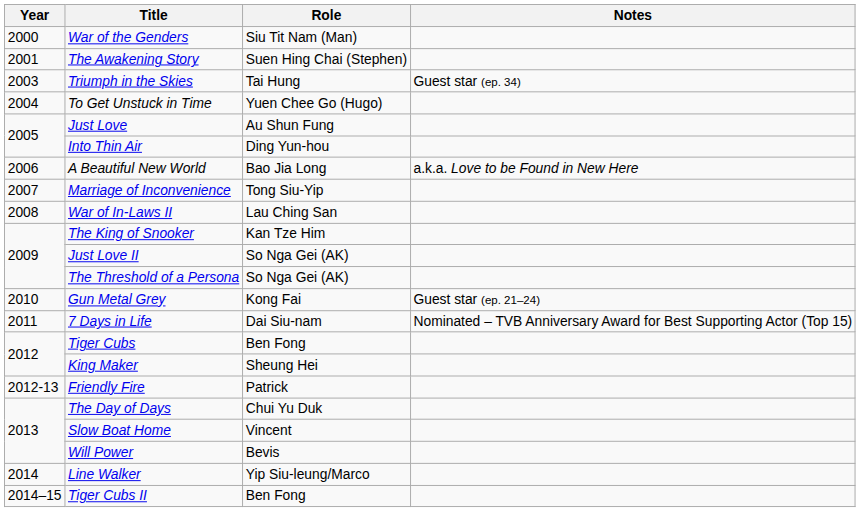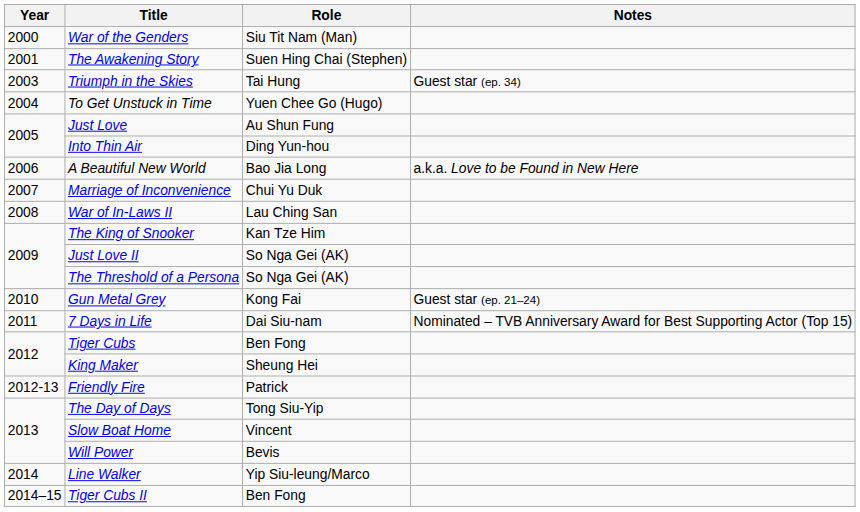(285, 191) Tong Siu-Yip -> (284, 191) Chui Yu Duk
(284, 409) Chui Yu Duk -> (285, 409) Tong Siu-Yip
